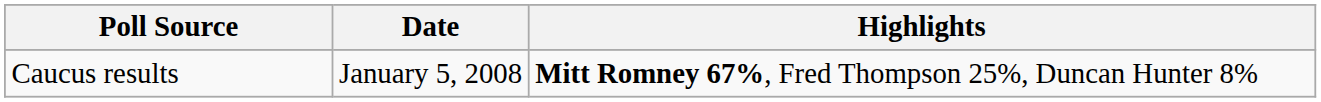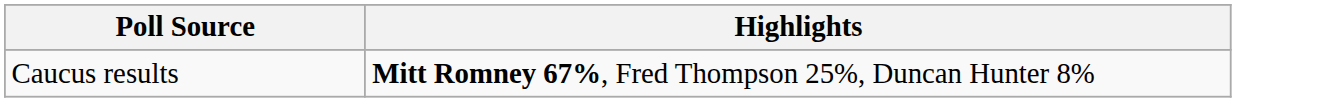- column: (431, 27)
